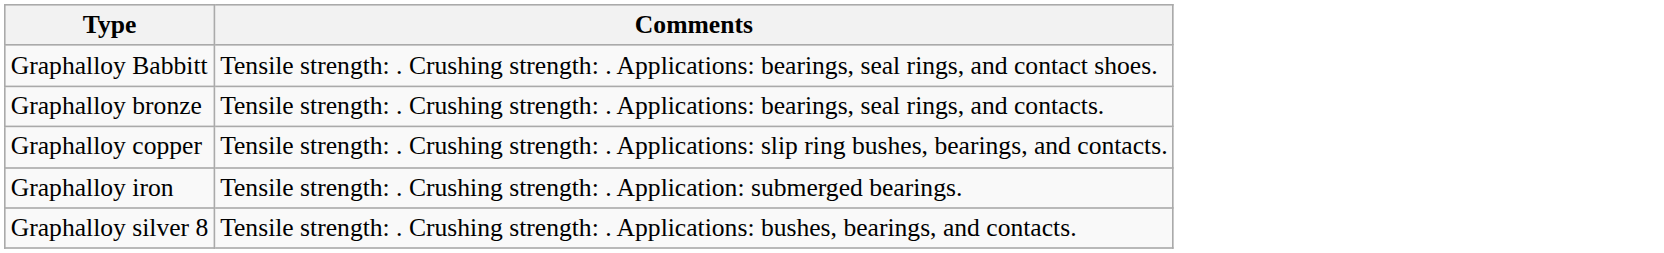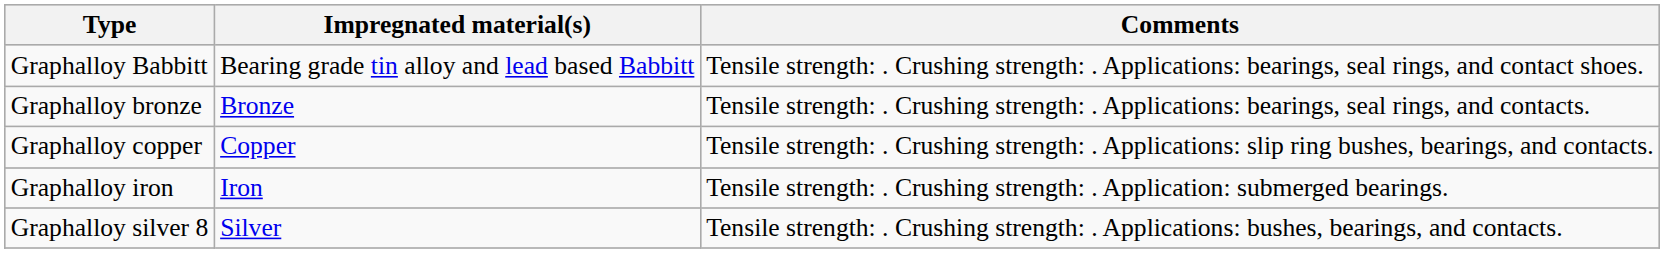+ column: (457, 24)
